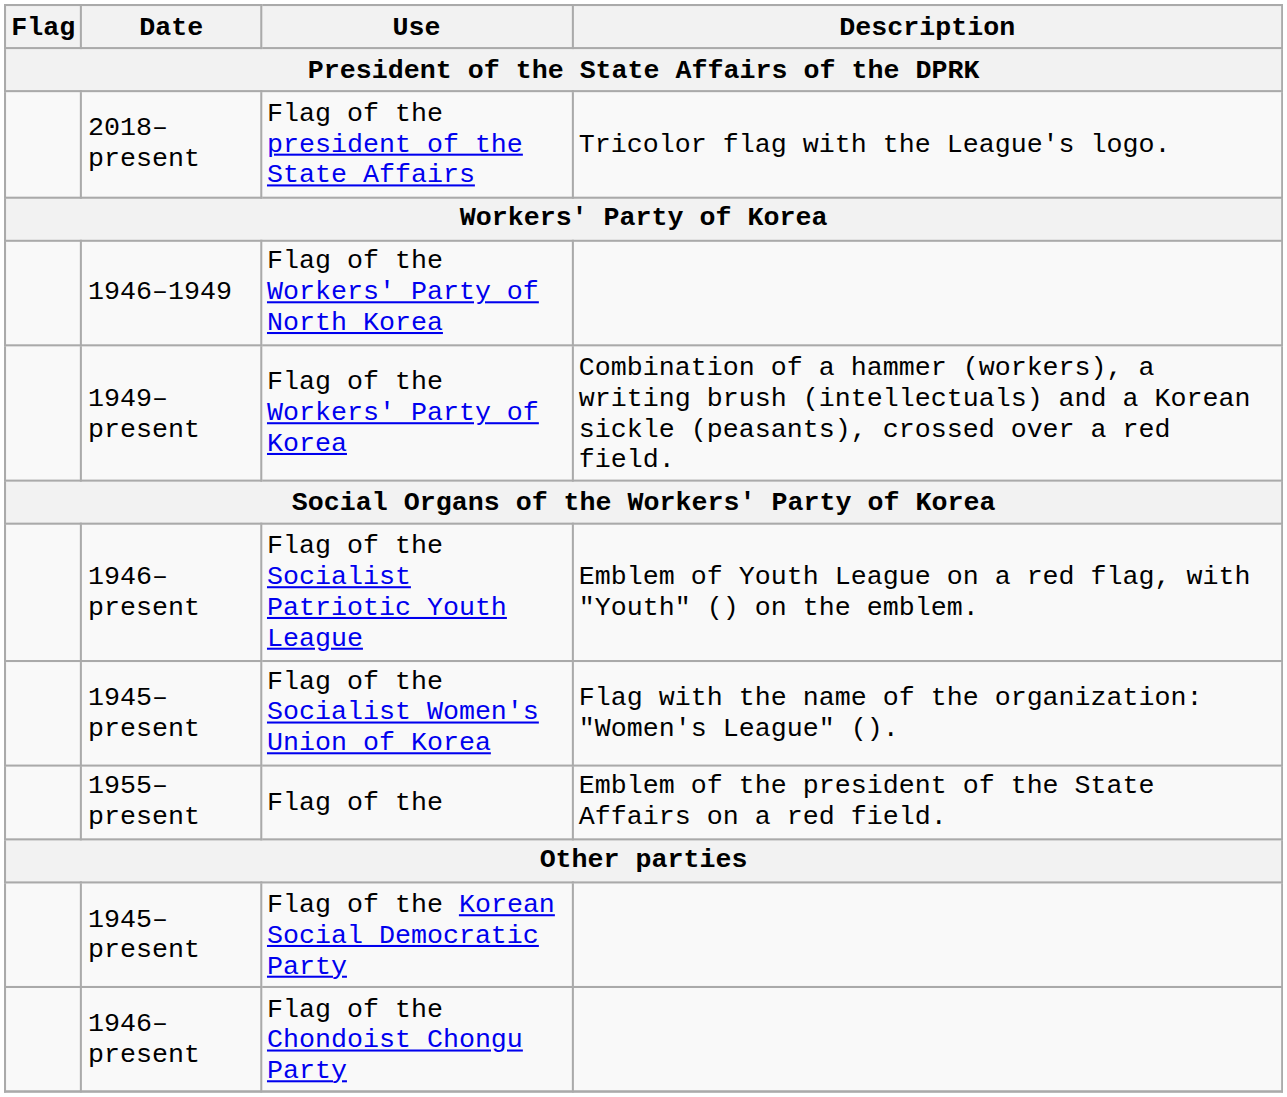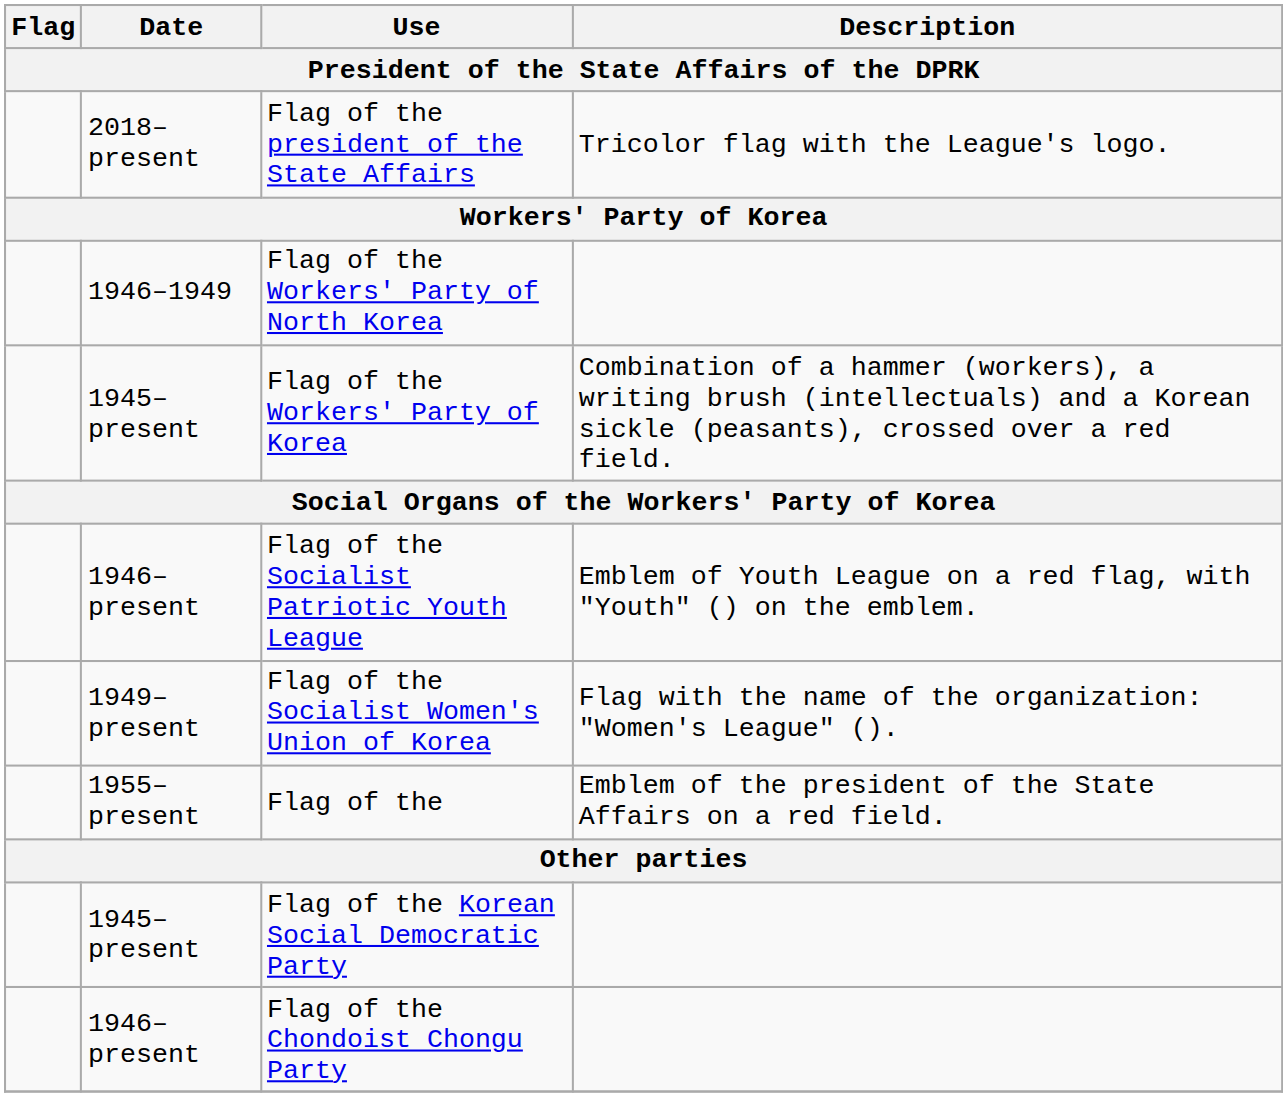(144, 413) 1949–present -> (144, 413) 1945–present
(144, 712) 1945–present -> (144, 712) 1949–present
